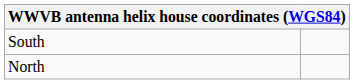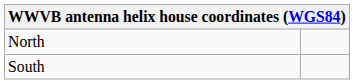rows swapped: (26, 66) <-> (26, 41)
